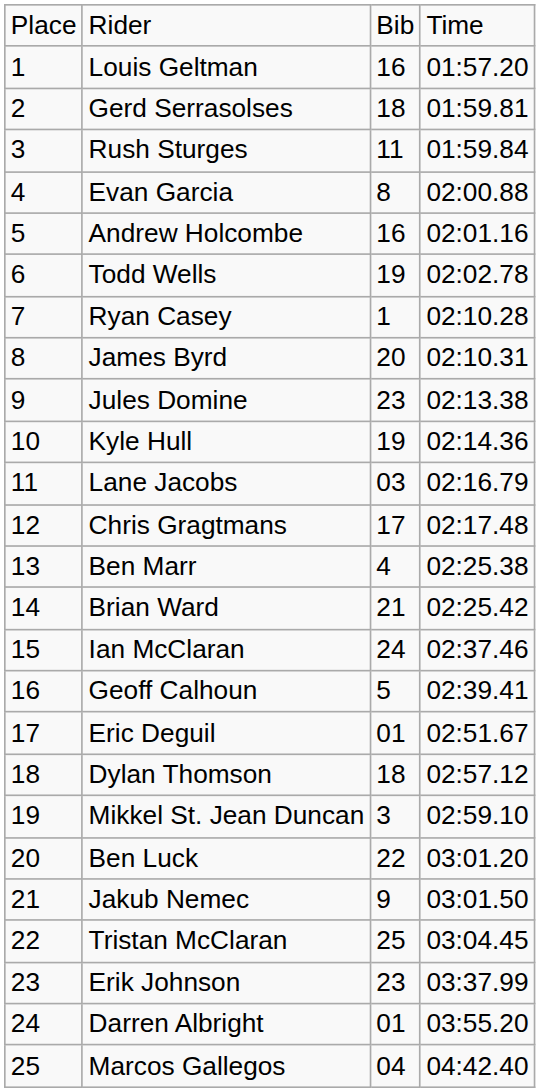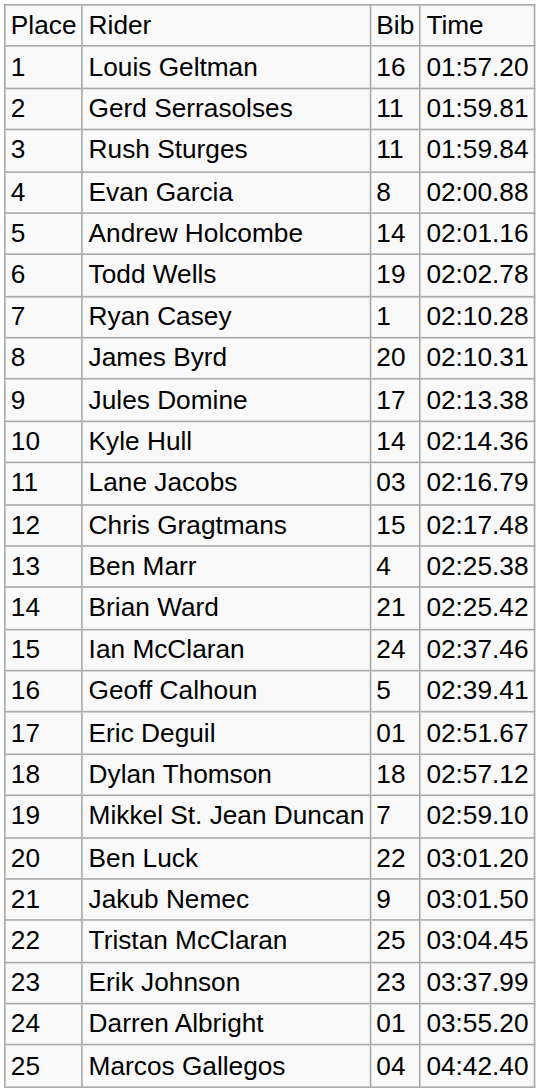(391, 108) 18 -> (390, 108) 11
(391, 233) 16 -> (391, 233) 14
(391, 399) 23 -> (391, 399) 17
(391, 441) 19 -> (391, 441) 14
(391, 524) 17 -> (391, 524) 15
(384, 815) 3 -> (384, 815) 7
